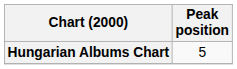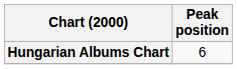(202, 52) 5 -> (202, 52) 6
